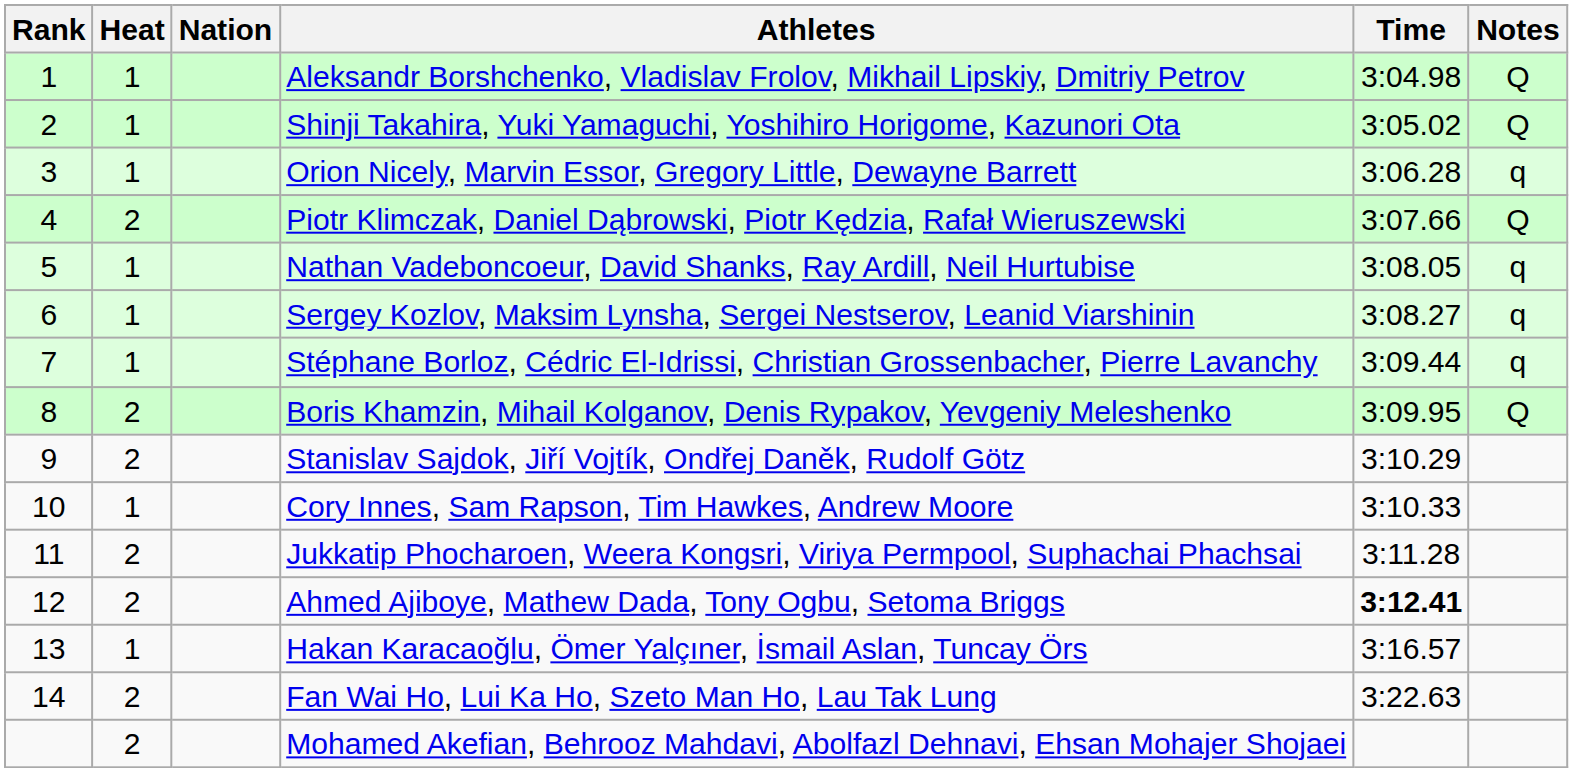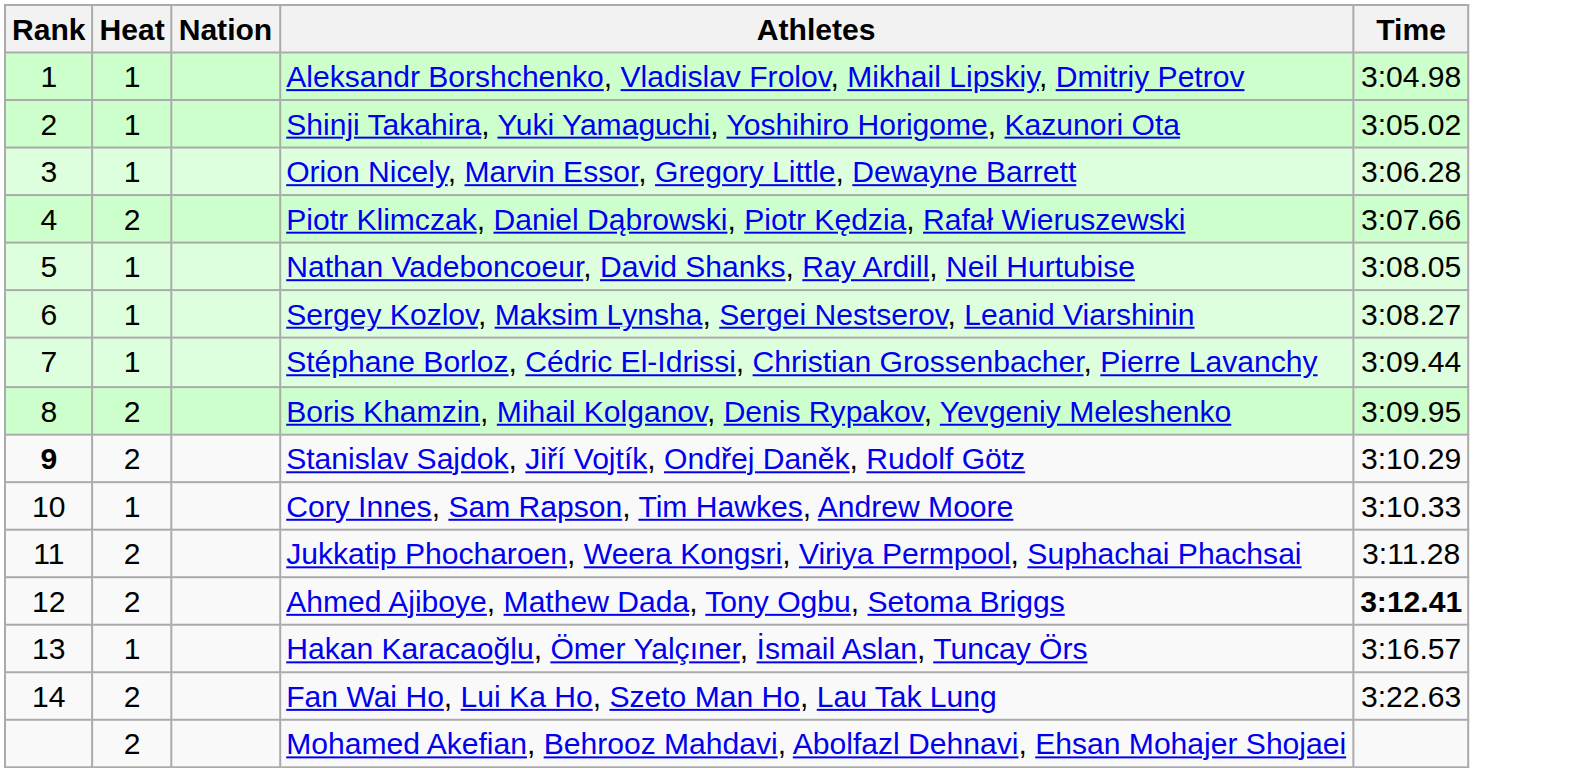- column: (1518, 29)
(49, 458) normal -> (49, 458) bold
